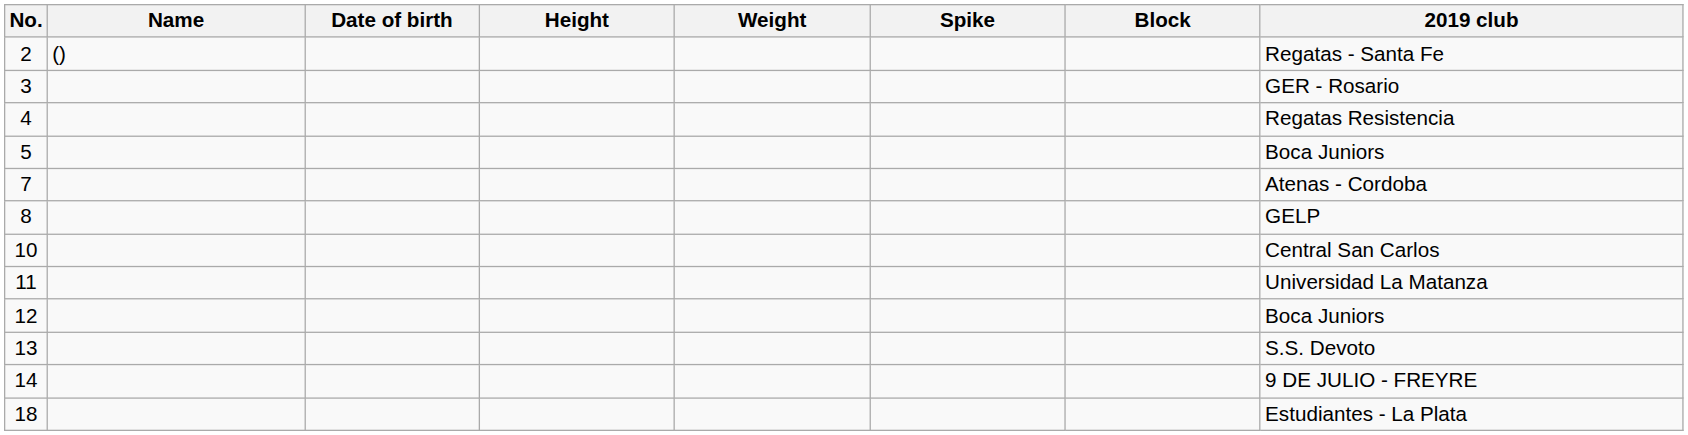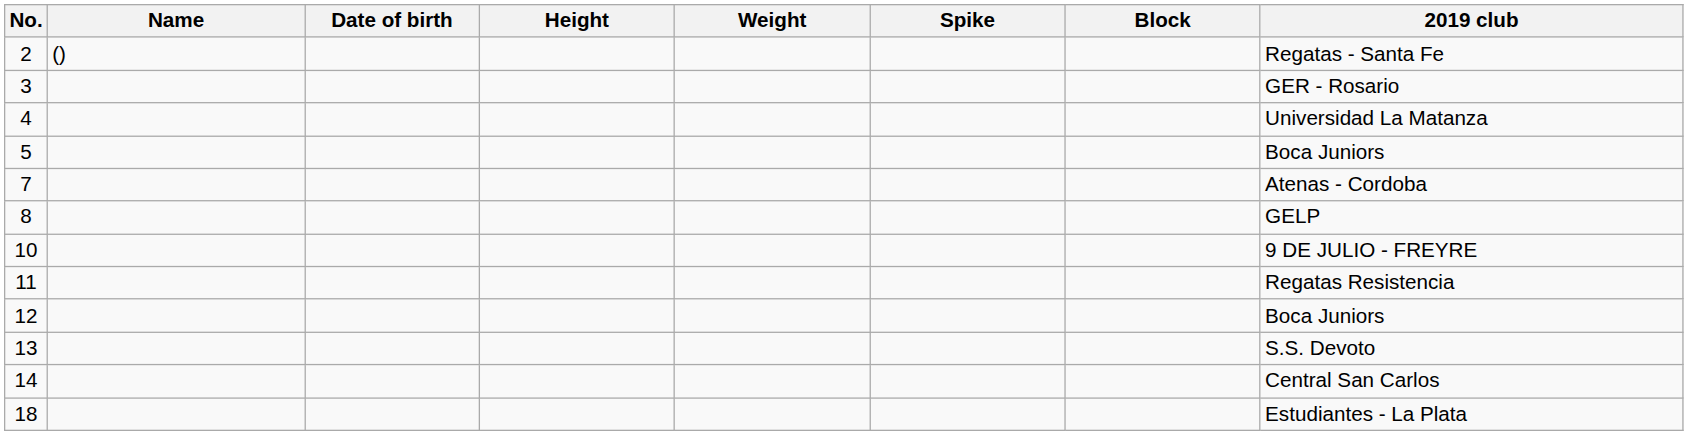(1360, 119) Regatas Resistencia -> (1376, 119) Universidad La Matanza
(1352, 250) Central San Carlos -> (1371, 250) 9 DE JULIO - FREYRE
(1376, 282) Universidad La Matanza -> (1360, 282) Regatas Resistencia
(1371, 380) 9 DE JULIO - FREYRE -> (1352, 380) Central San Carlos
